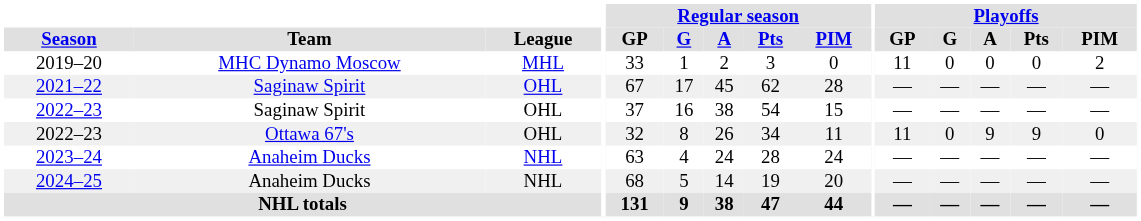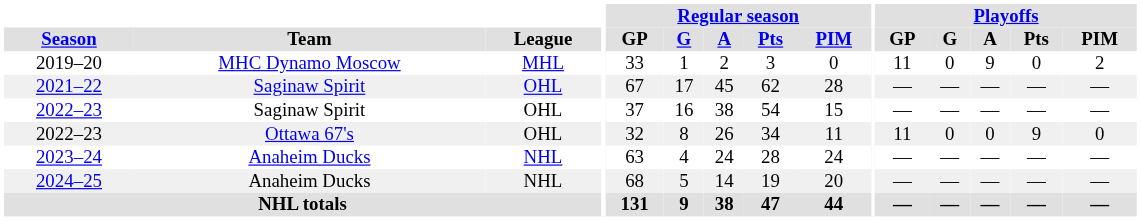(990, 62) 0 -> (990, 62) 9
(990, 133) 9 -> (990, 133) 0
